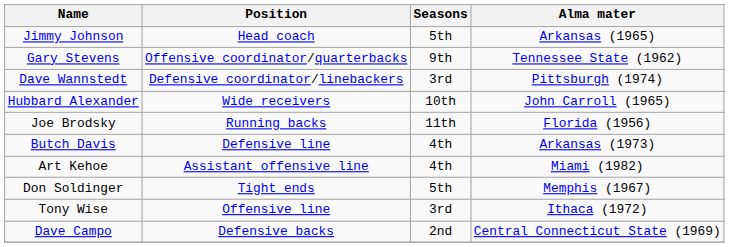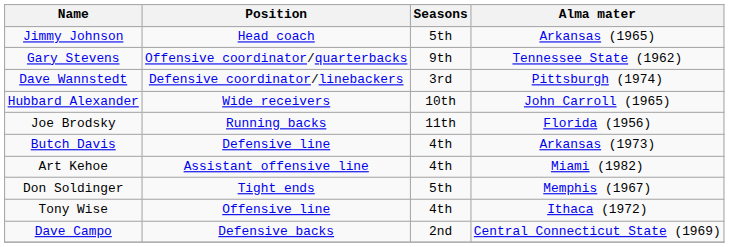(441, 210) 3rd -> (441, 210) 4th
